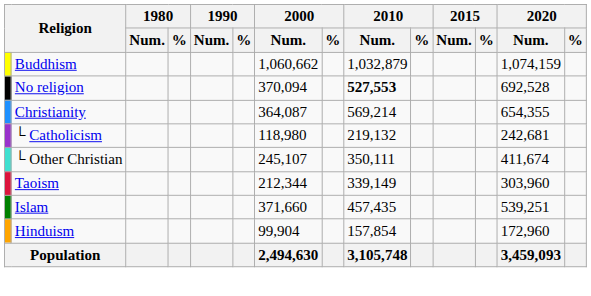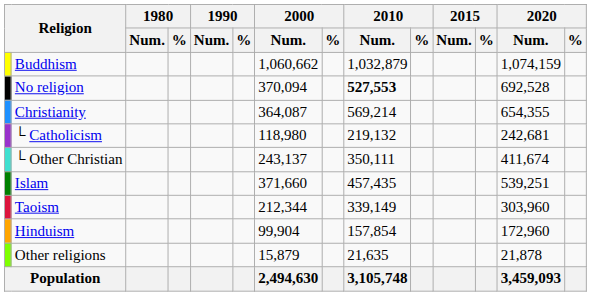(283, 159) 245,107 -> (283, 159) 243,137
rows swapped: (32, 207) <-> (37, 183)
+ row: (60, 254)
